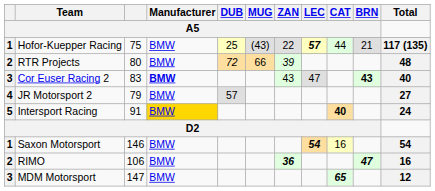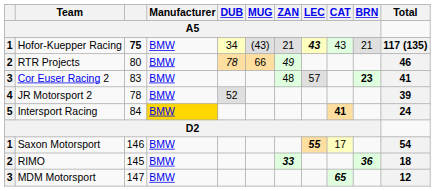(135, 45) normal -> (135, 45) bold
(232, 45) 25 -> (232, 45) 34
(288, 45) 22 -> (288, 45) 21
(314, 45) 57 -> (314, 45) 43
(340, 45) 44 -> (340, 45) 43
(232, 62) 72 -> (232, 62) 78
(288, 62) 39 -> (288, 62) 49
(405, 62) 48 -> (405, 62) 46
(162, 78) bold -> (162, 78) normal
(288, 78) 43 -> (288, 78) 48
(314, 78) 47 -> (314, 78) 57
(367, 78) 43 -> (367, 78) 23
(405, 78) 40 -> (405, 78) 41
(135, 95) 79 -> (135, 95) 78
(232, 95) 57 -> (232, 95) 52
(405, 95) 27 -> (405, 95) 39
(135, 111) 91 -> (135, 111) 84
(340, 111) 40 -> (340, 111) 41
(314, 144) 54 -> (314, 144) 55
(340, 144) 16 -> (340, 144) 17
(135, 161) 106 -> (135, 161) 145
(288, 161) 36 -> (288, 161) 33
(367, 161) 47 -> (367, 161) 36
(405, 161) 16 -> (405, 161) 18
